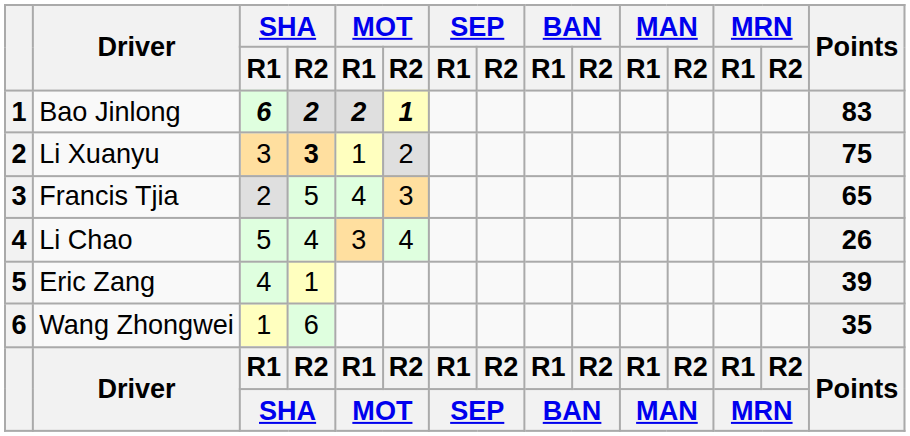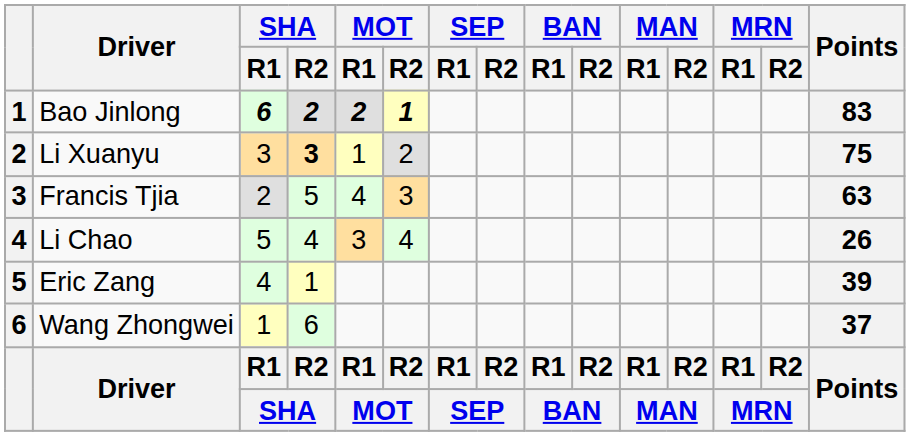(857, 197) 65 -> (857, 197) 63
(857, 325) 35 -> (857, 325) 37
